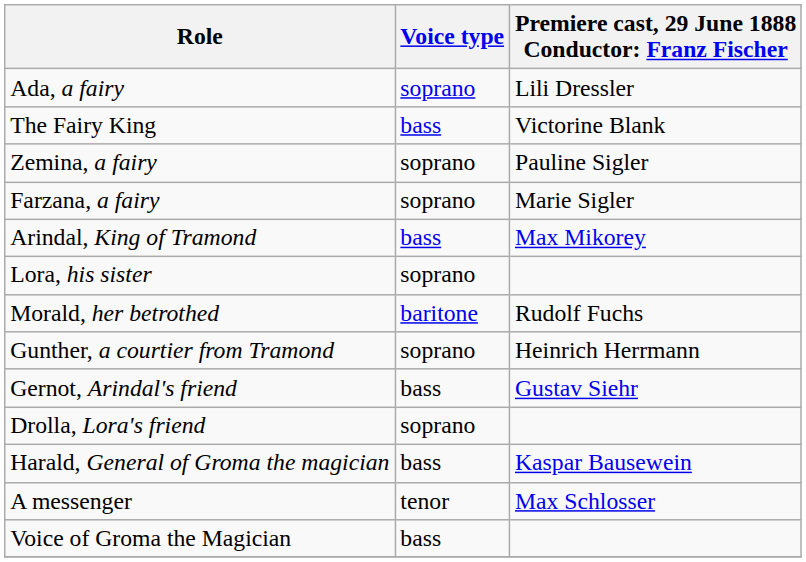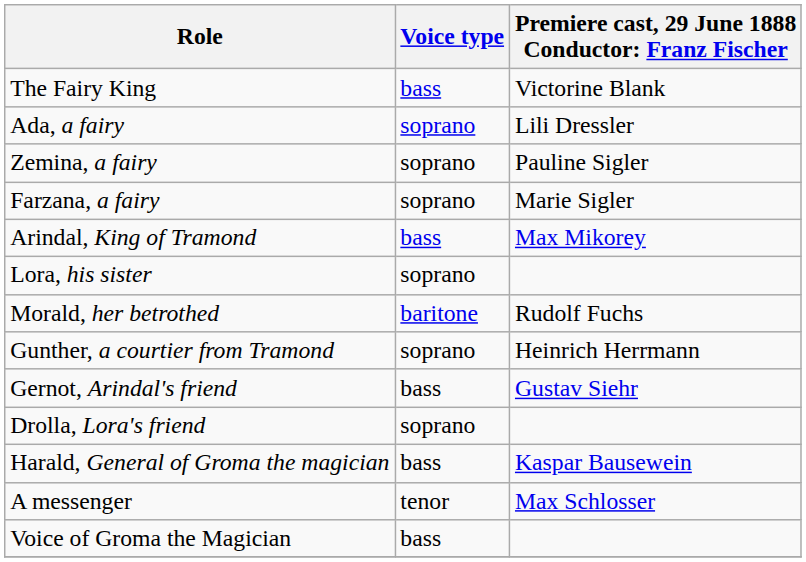rows swapped: (83, 125) <-> (67, 87)
